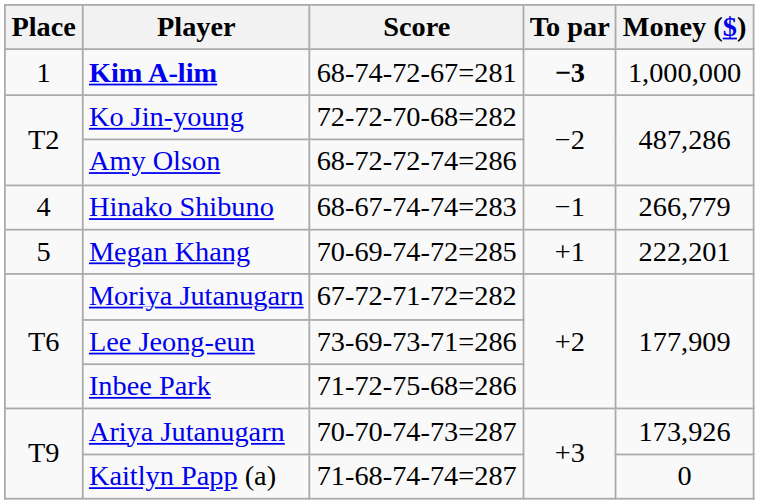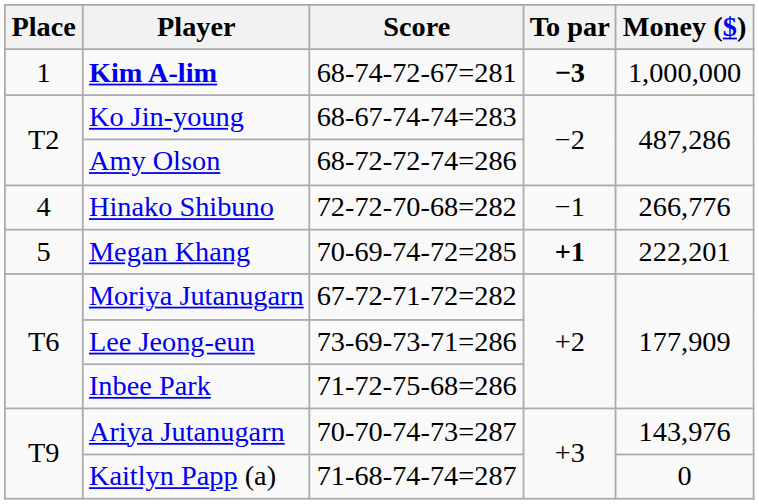(417, 116) 72-72-70-68=282 -> (417, 116) 68-67-74-74=283
(417, 206) 68-67-74-74=283 -> (417, 206) 72-72-70-68=282
(685, 206) 266,779 -> (685, 206) 266,776
(570, 251) normal -> (570, 251) bold
(685, 431) 173,926 -> (685, 431) 143,976
